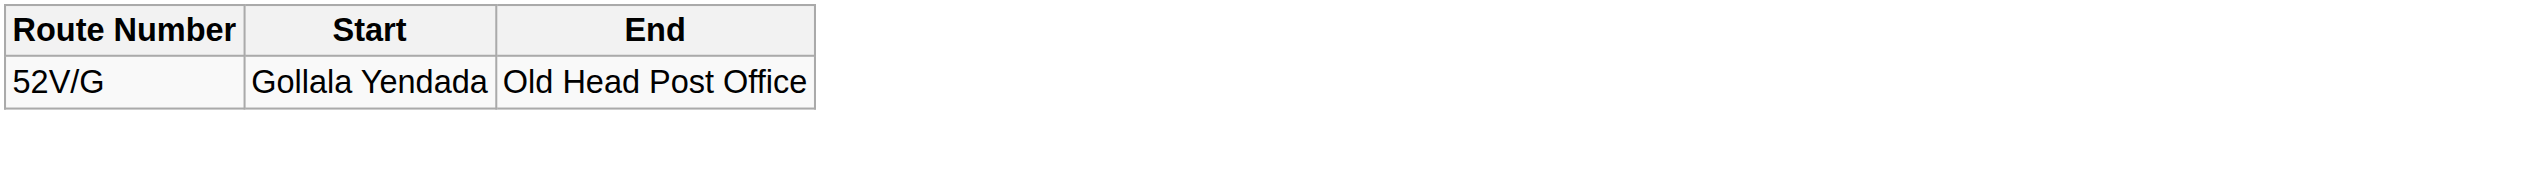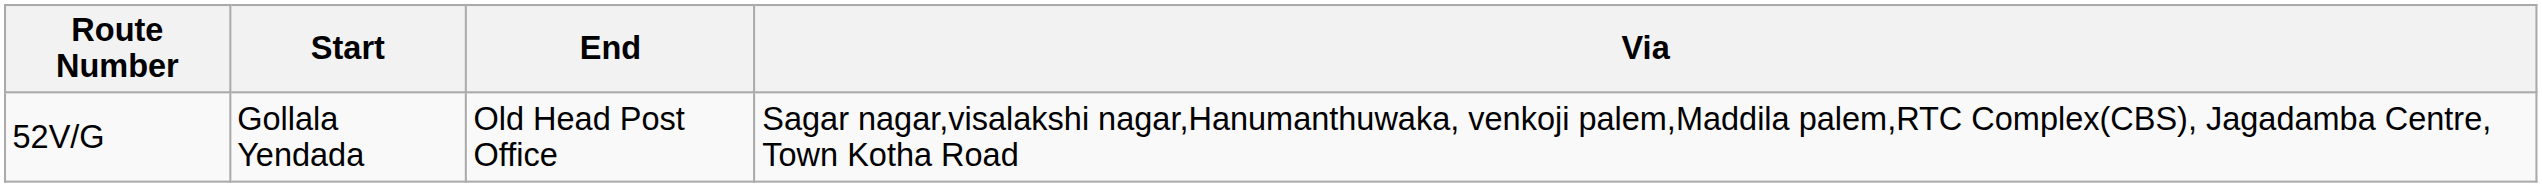+ column: (1646, 48)
